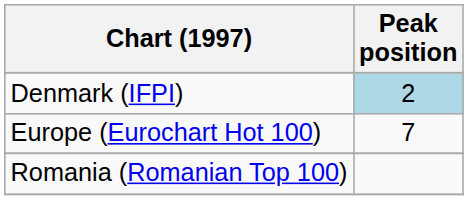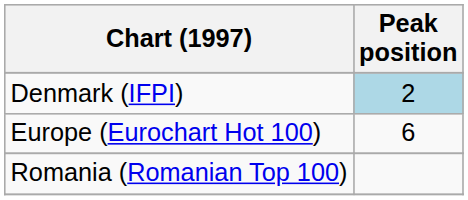(408, 133) 7 -> (408, 133) 6
